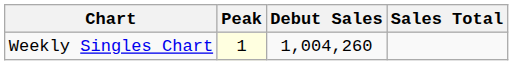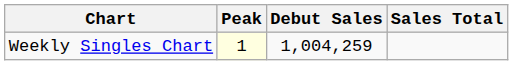(326, 46) 1,004,260 -> (326, 46) 1,004,259
